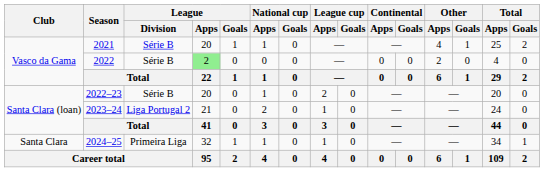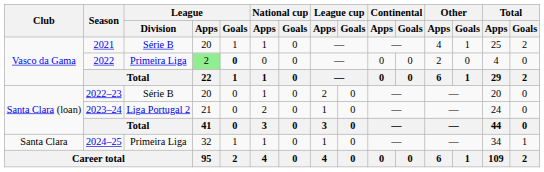(158, 61) Série B -> (158, 61) Primeira Liga
(235, 61) normal -> (235, 61) bold
